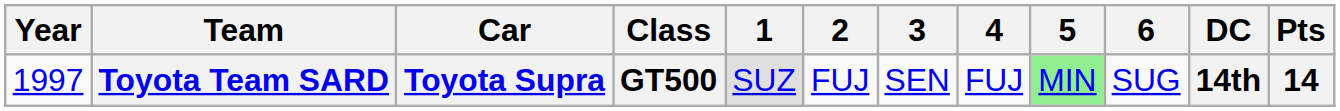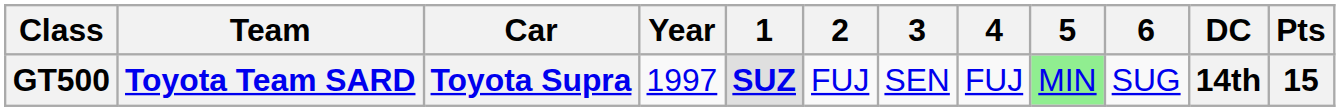columns swapped: (48, 30) <-> (669, 30)
(764, 80) normal -> (764, 80) bold
(1301, 80) 14 -> (1301, 80) 15
